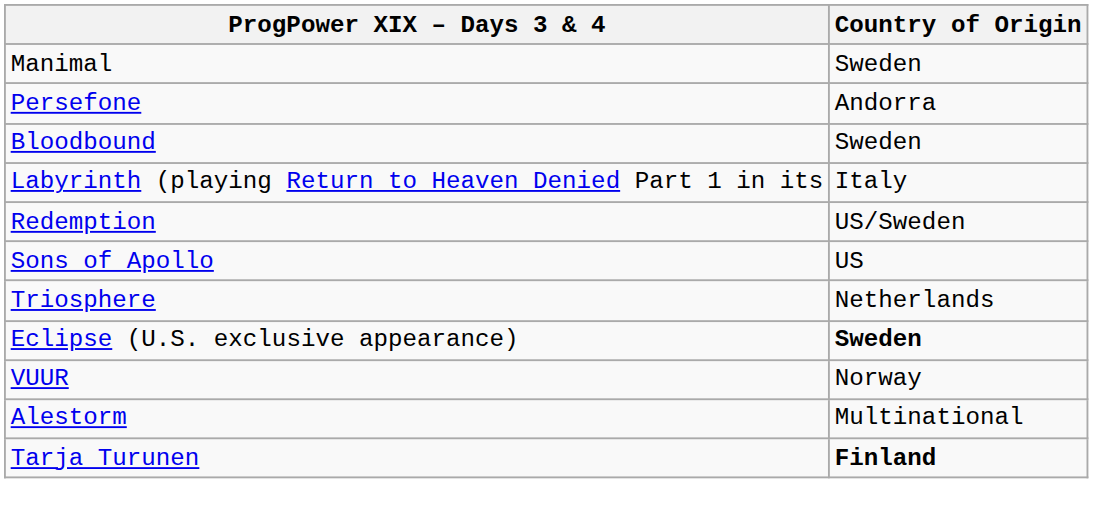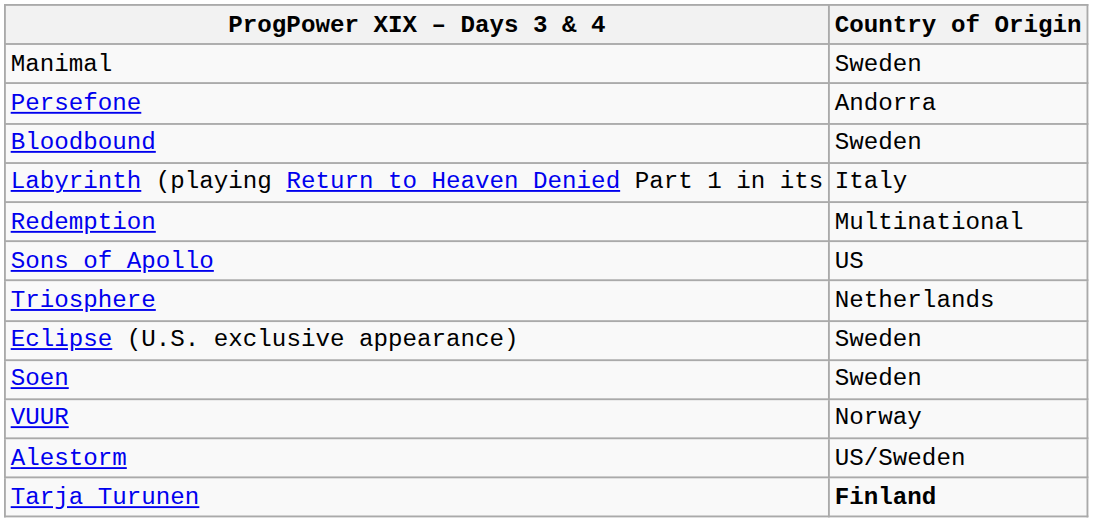(900, 222) US/Sweden -> (929, 222) Multinational
(878, 340) bold -> (878, 340) normal
+ row: (40, 379)
(929, 419) Multinational -> (900, 458) US/Sweden
